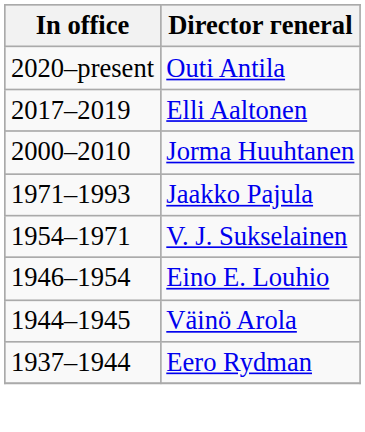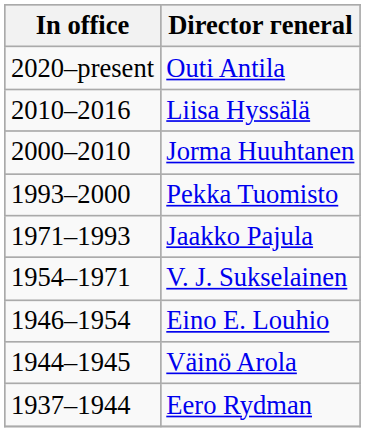- row: (237, 109)
+ row: (238, 109)
+ row: (252, 194)
